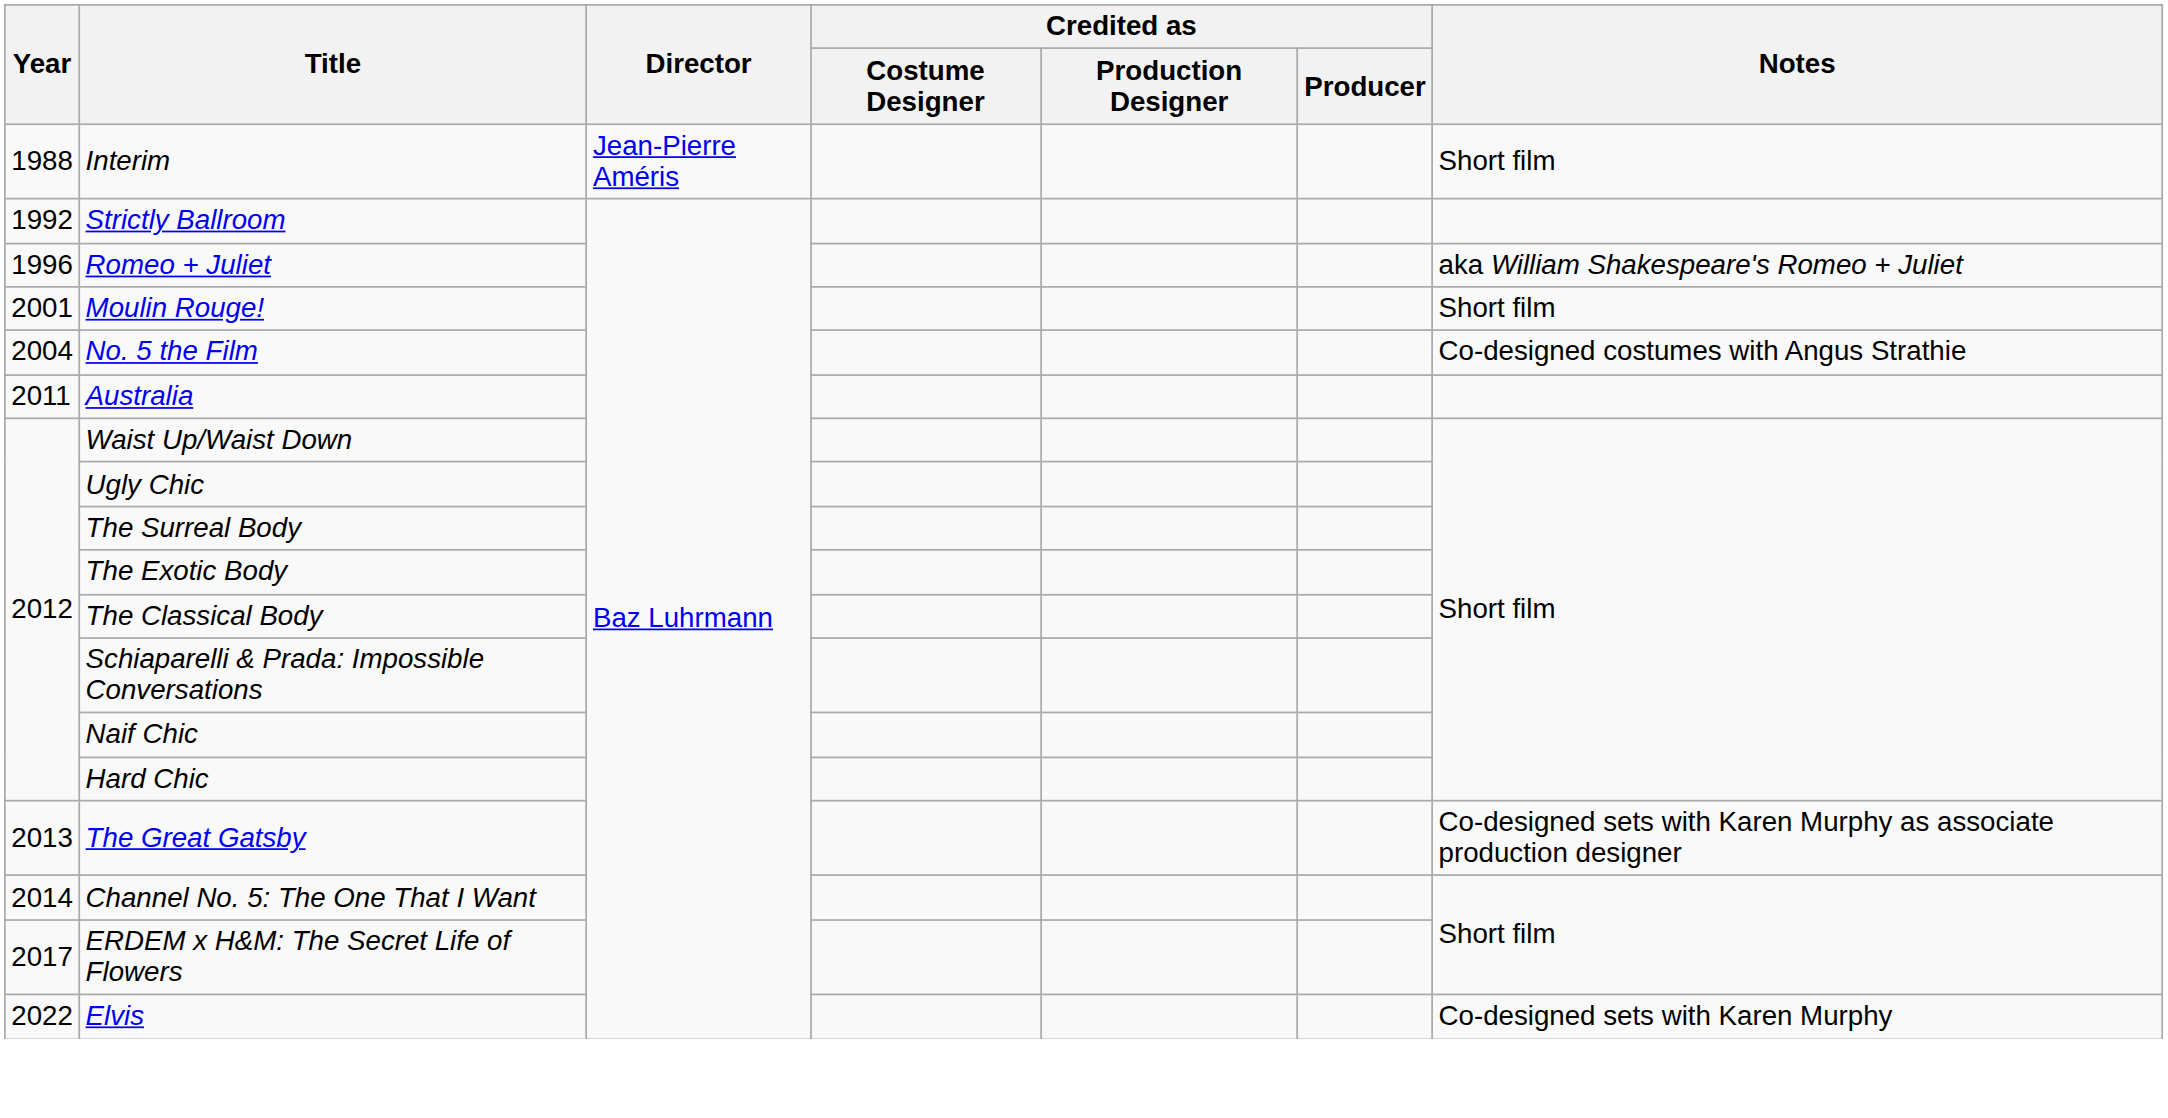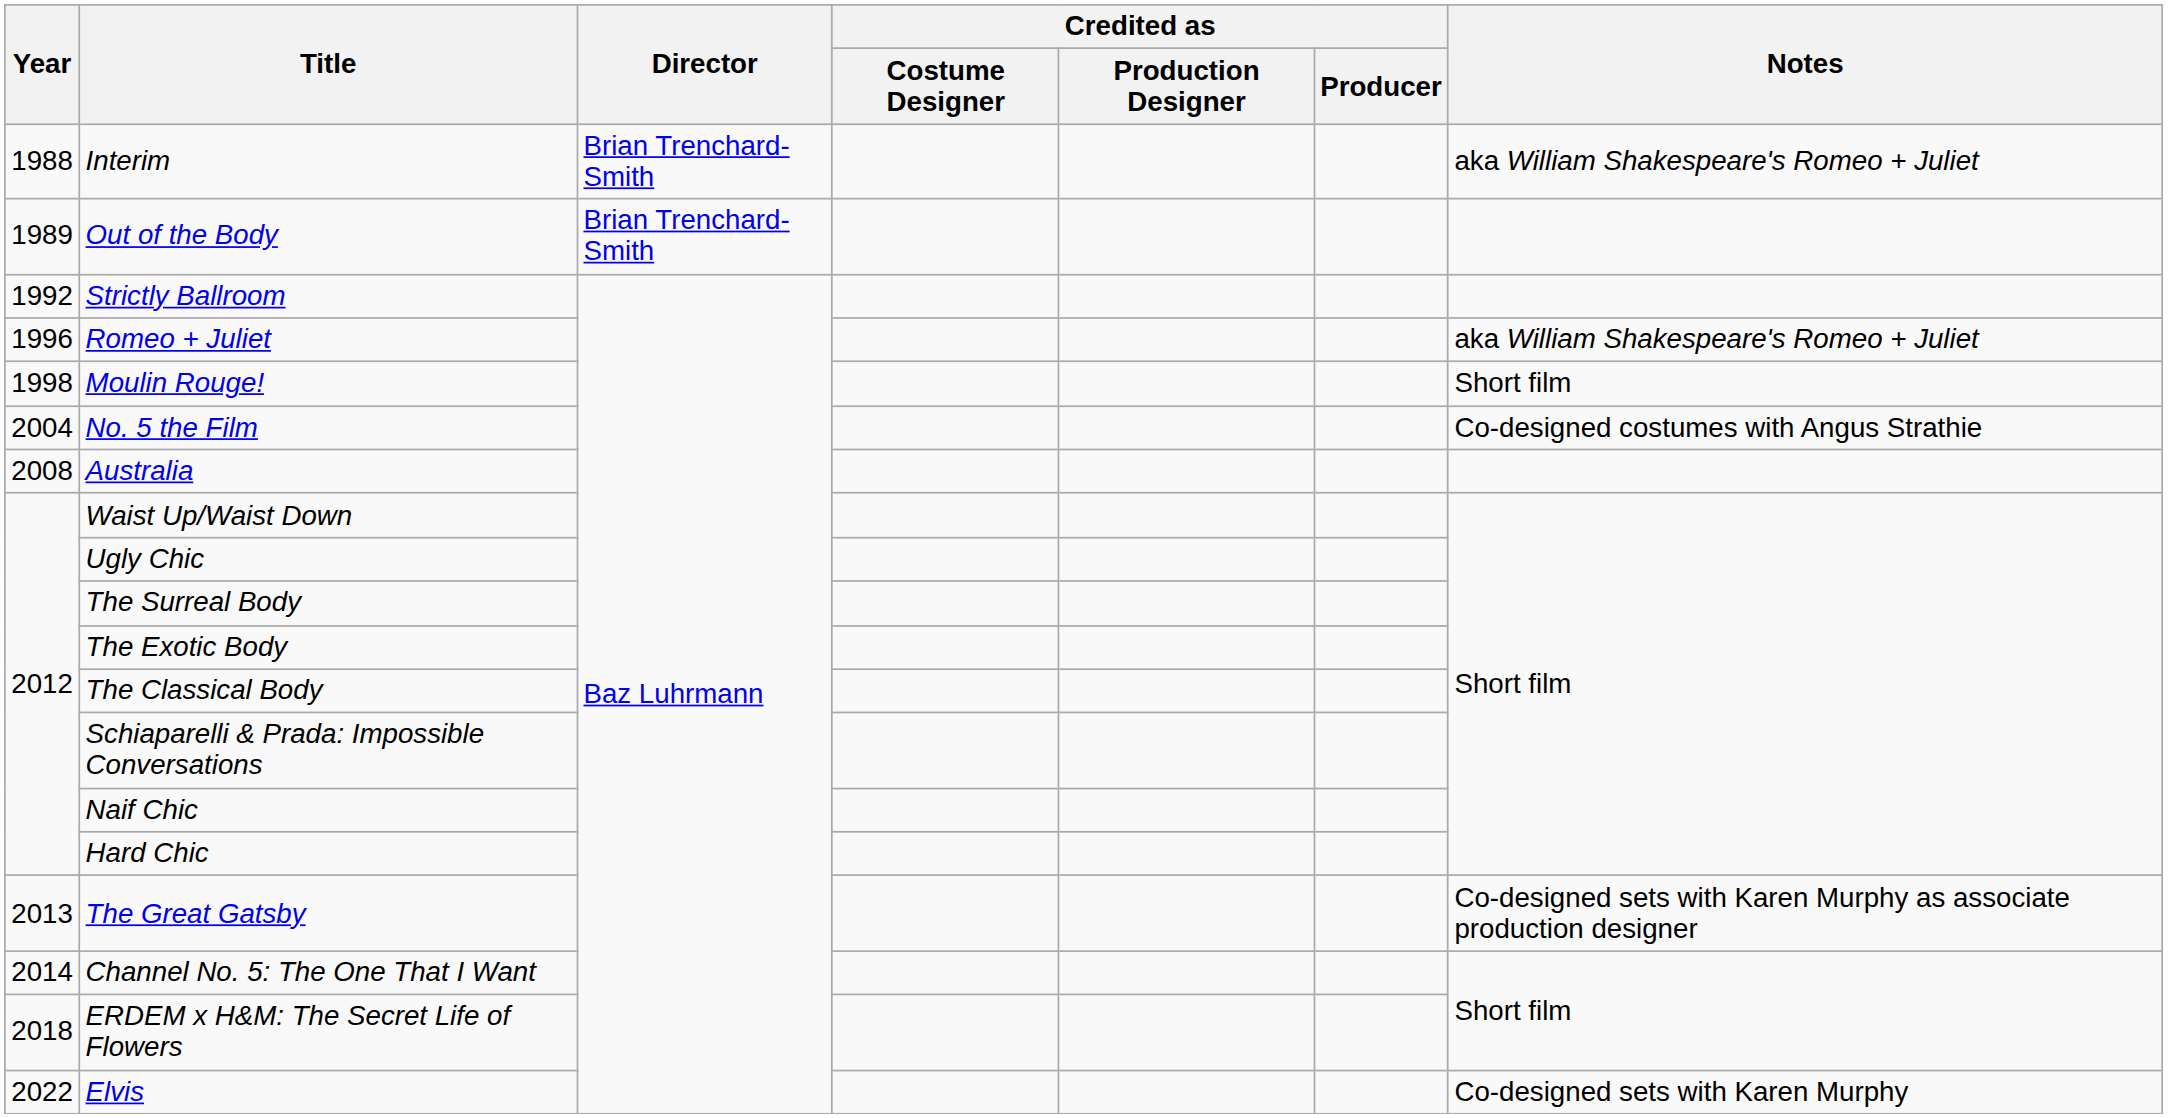(664, 160) Jean-Pierre Améris -> (687, 160) Brian Trenchard-Smith
(1497, 160) Short film -> (1717, 160) aka William Shakespeare's Romeo + Juliet
+ row: (182, 235)
(42, 308) 2001 -> (42, 383) 1998
(41, 396) 2011 -> (42, 471) 2008
(42, 956) 2017 -> (42, 1031) 2018
